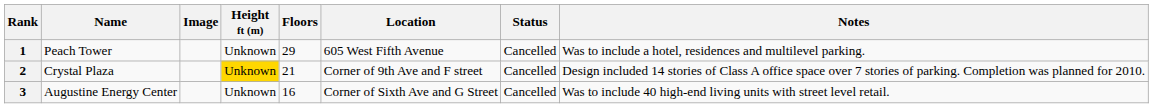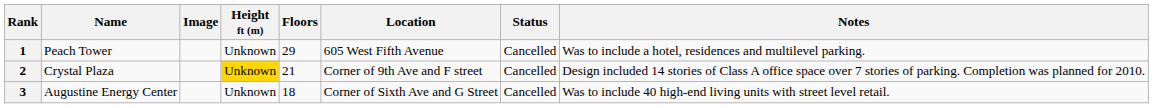(289, 92) 16 -> (289, 92) 18
